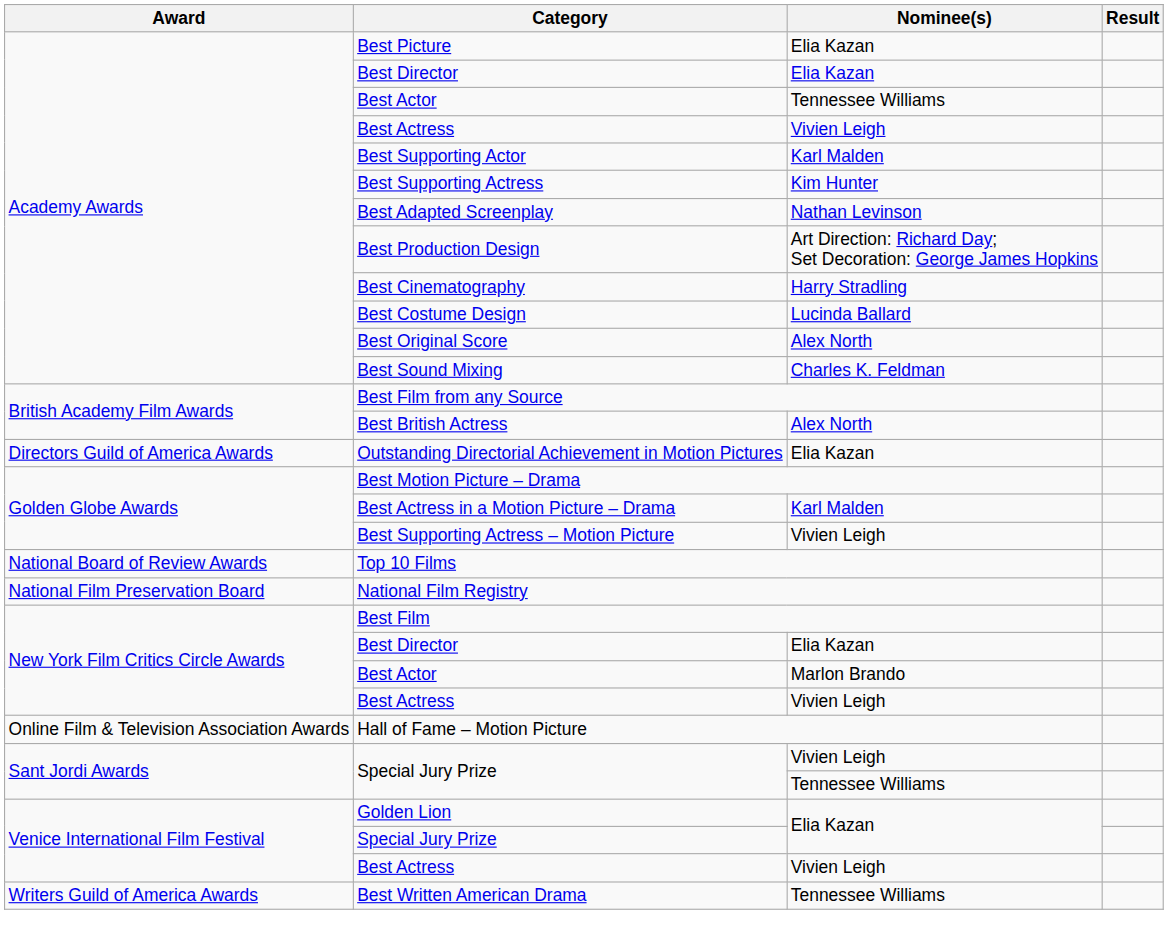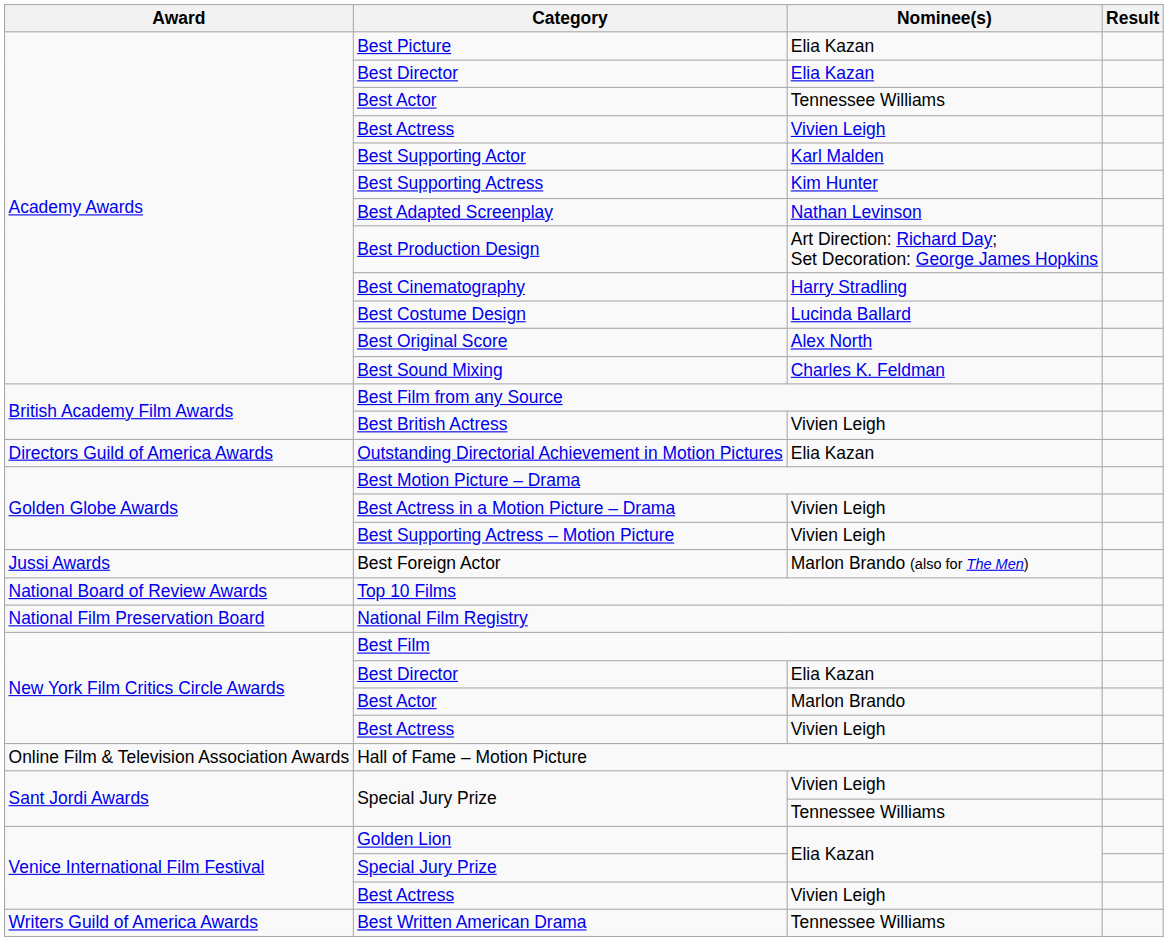(831, 425) Alex North -> (838, 425) Vivien Leigh
(837, 508) Karl Malden -> (838, 508) Vivien Leigh
+ row: (59, 563)
